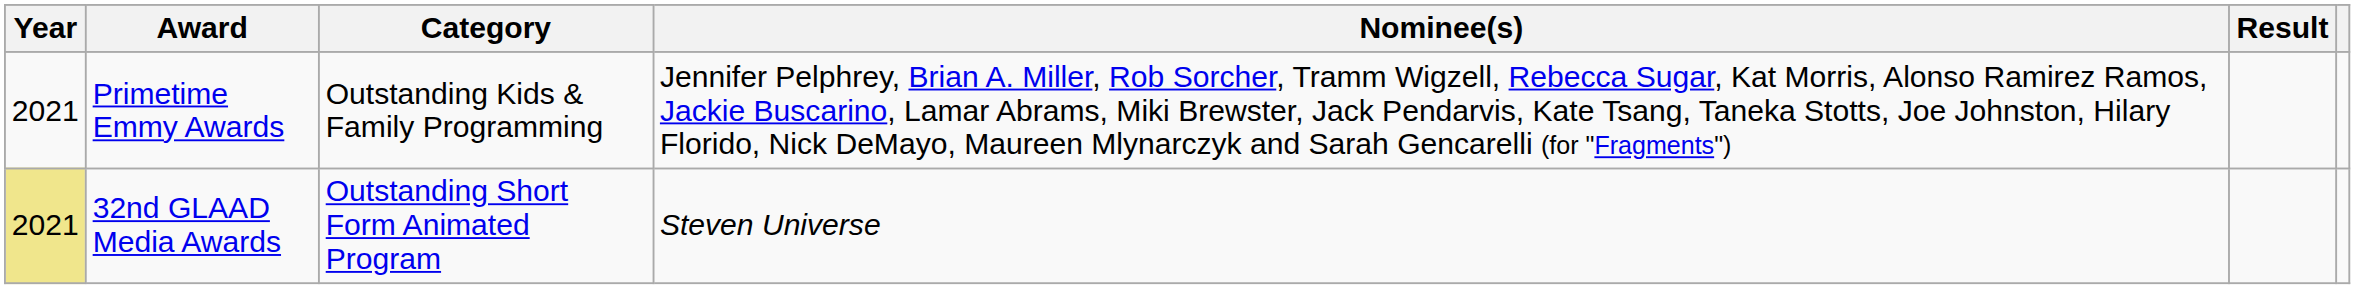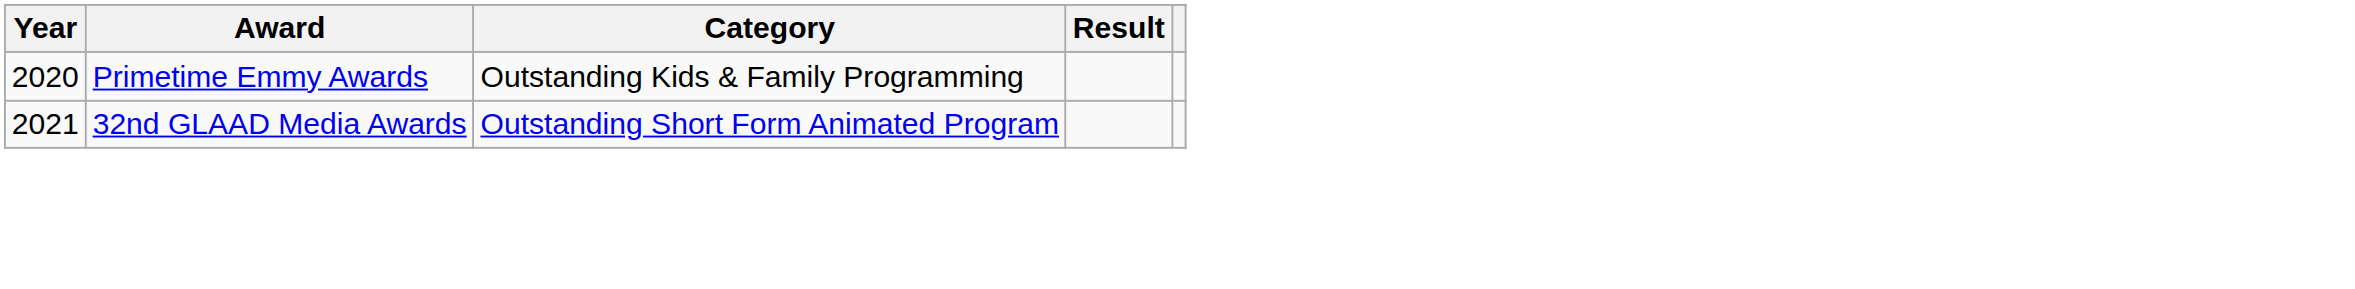- column: (1441, 28)
(45, 109) 2021 -> (45, 76) 2020
(45, 225) khaki background -> (45, 123) no background
